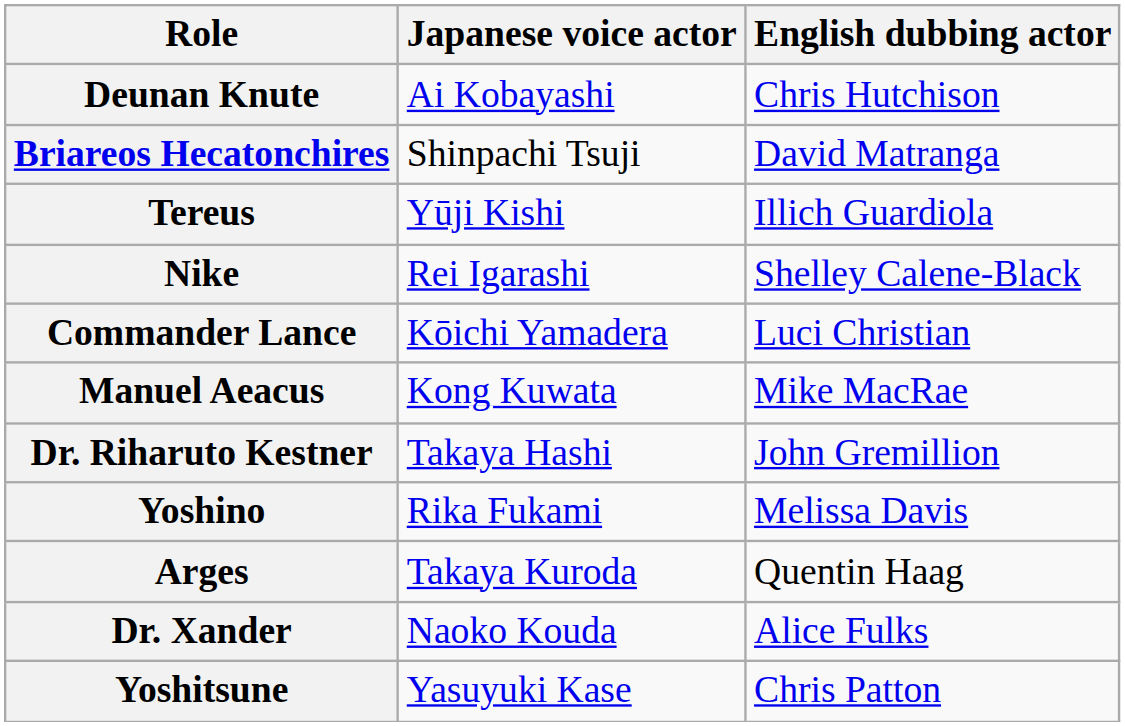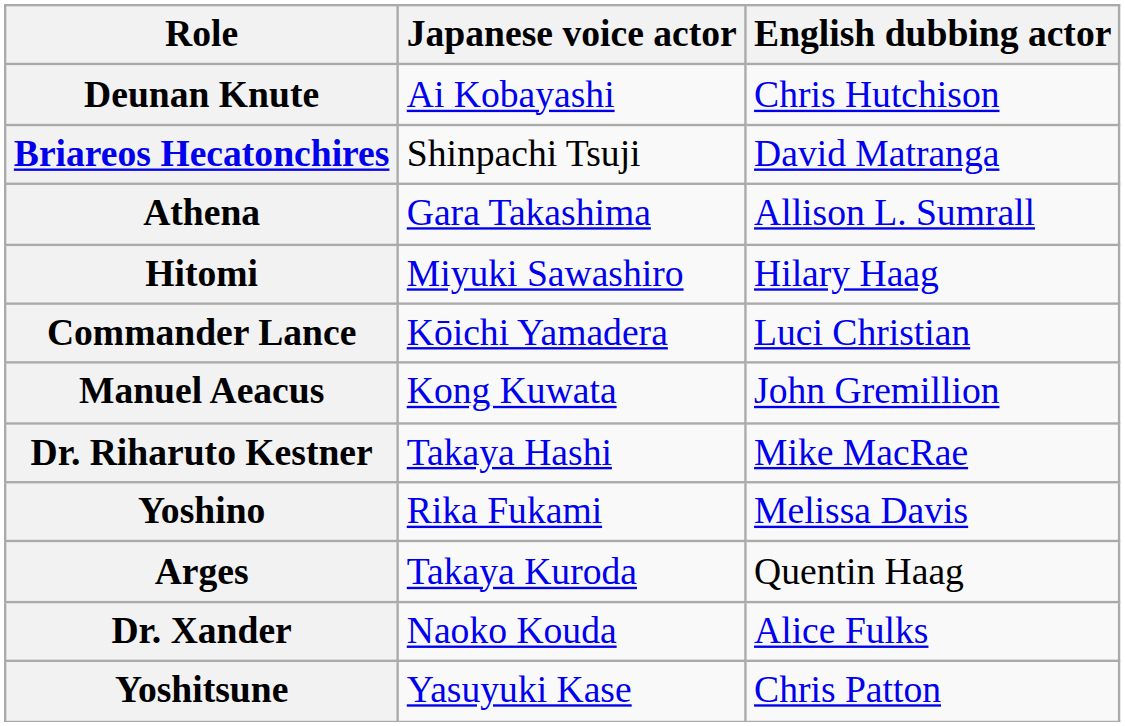- row: (202, 213)
+ row: (202, 213)
- row: (202, 272)
+ row: (202, 272)
(861, 392) Mike MacRae -> (877, 392) John Gremillion
(877, 451) John Gremillion -> (861, 451) Mike MacRae
